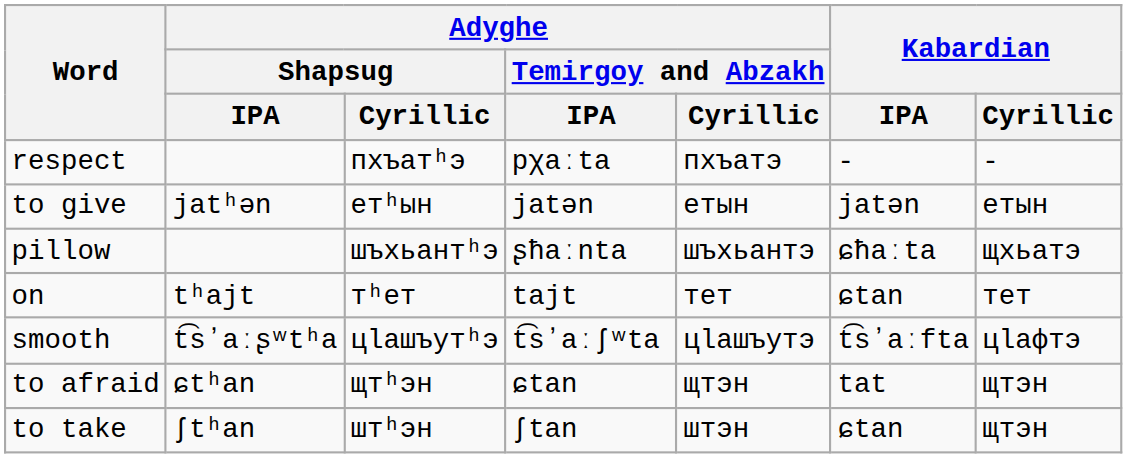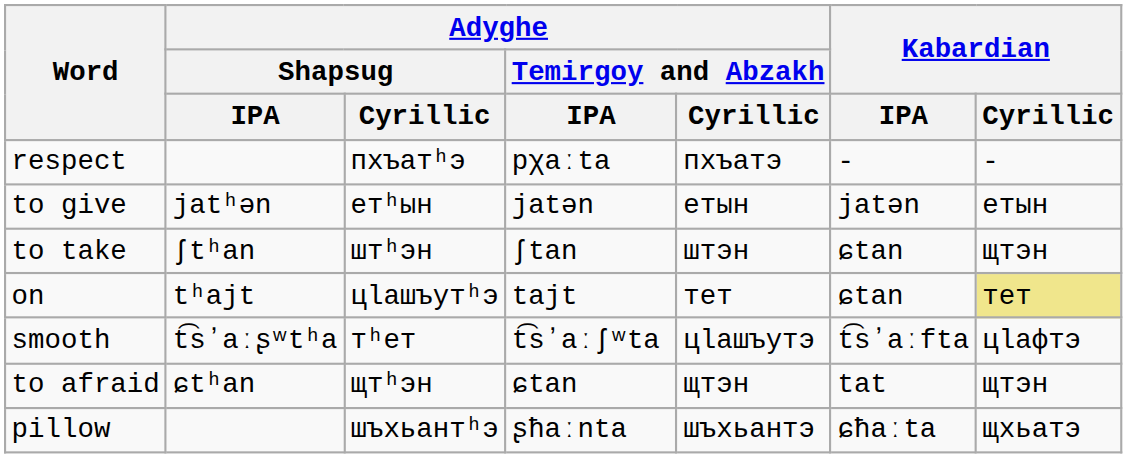rows swapped: (69, 430) <-> (61, 251)
(383, 296) тʰет -> (425, 296) цӏашъутʰэ
(1007, 296) no background -> (1007, 296) khaki background
(425, 340) цӏашъутʰэ -> (383, 340) тʰет
